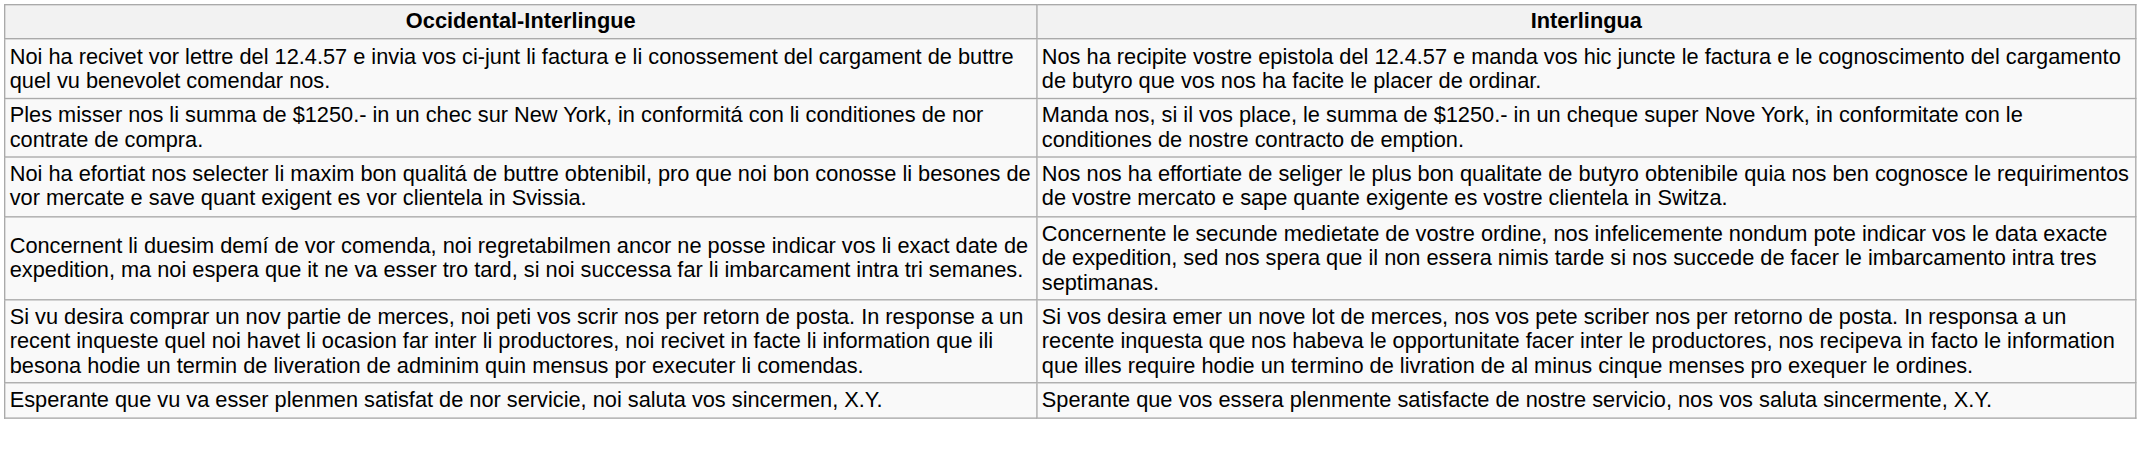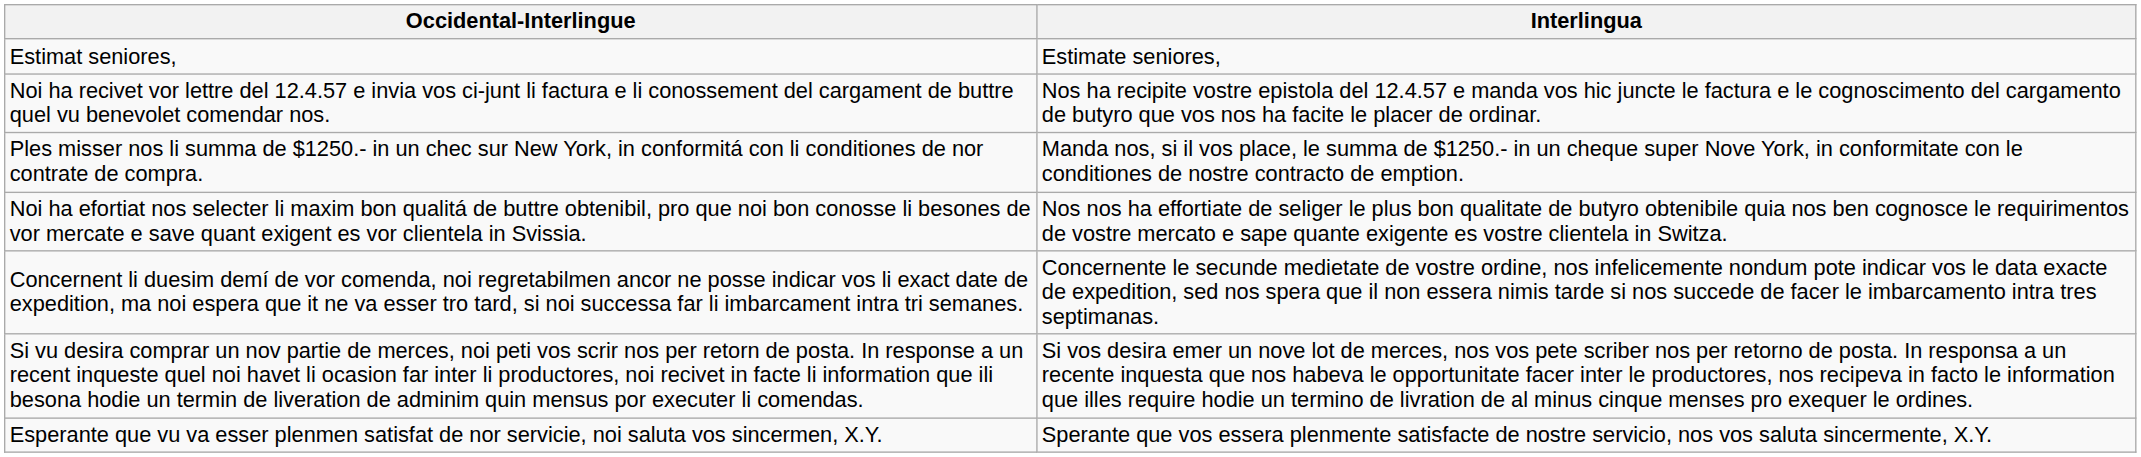+ row: (93, 56)
